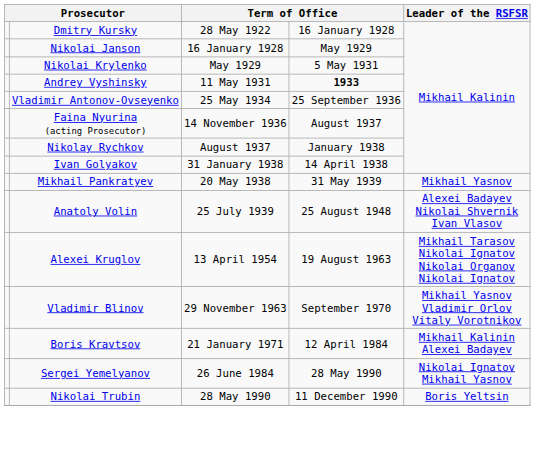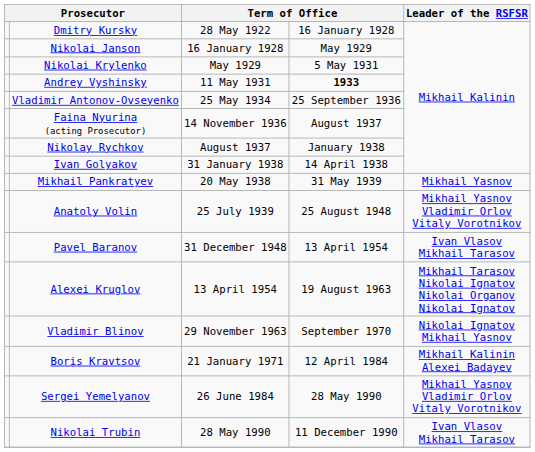(467, 211) Alexei Badayev Nikolai Shvernik Ivan Vlasov -> (467, 211) Mikhail Yasnov Vladimir Orlov Vitaly Vorotnikov
+ row: (95, 247)
(467, 308) Mikhail Yasnov Vladimir Orlov Vitaly Vorotnikov -> (467, 331) Nikolai Ignatov Mikhail Yasnov
(467, 373) Nikolai Ignatov Mikhail Yasnov -> (467, 397) Mikhail Yasnov Vladimir Orlov Vitaly Vorotnikov
(467, 397) Boris Yeltsin -> (467, 433) Ivan Vlasov Mikhail Tarasov
